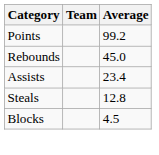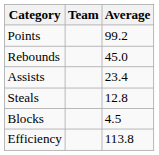+ row: (35, 139)
